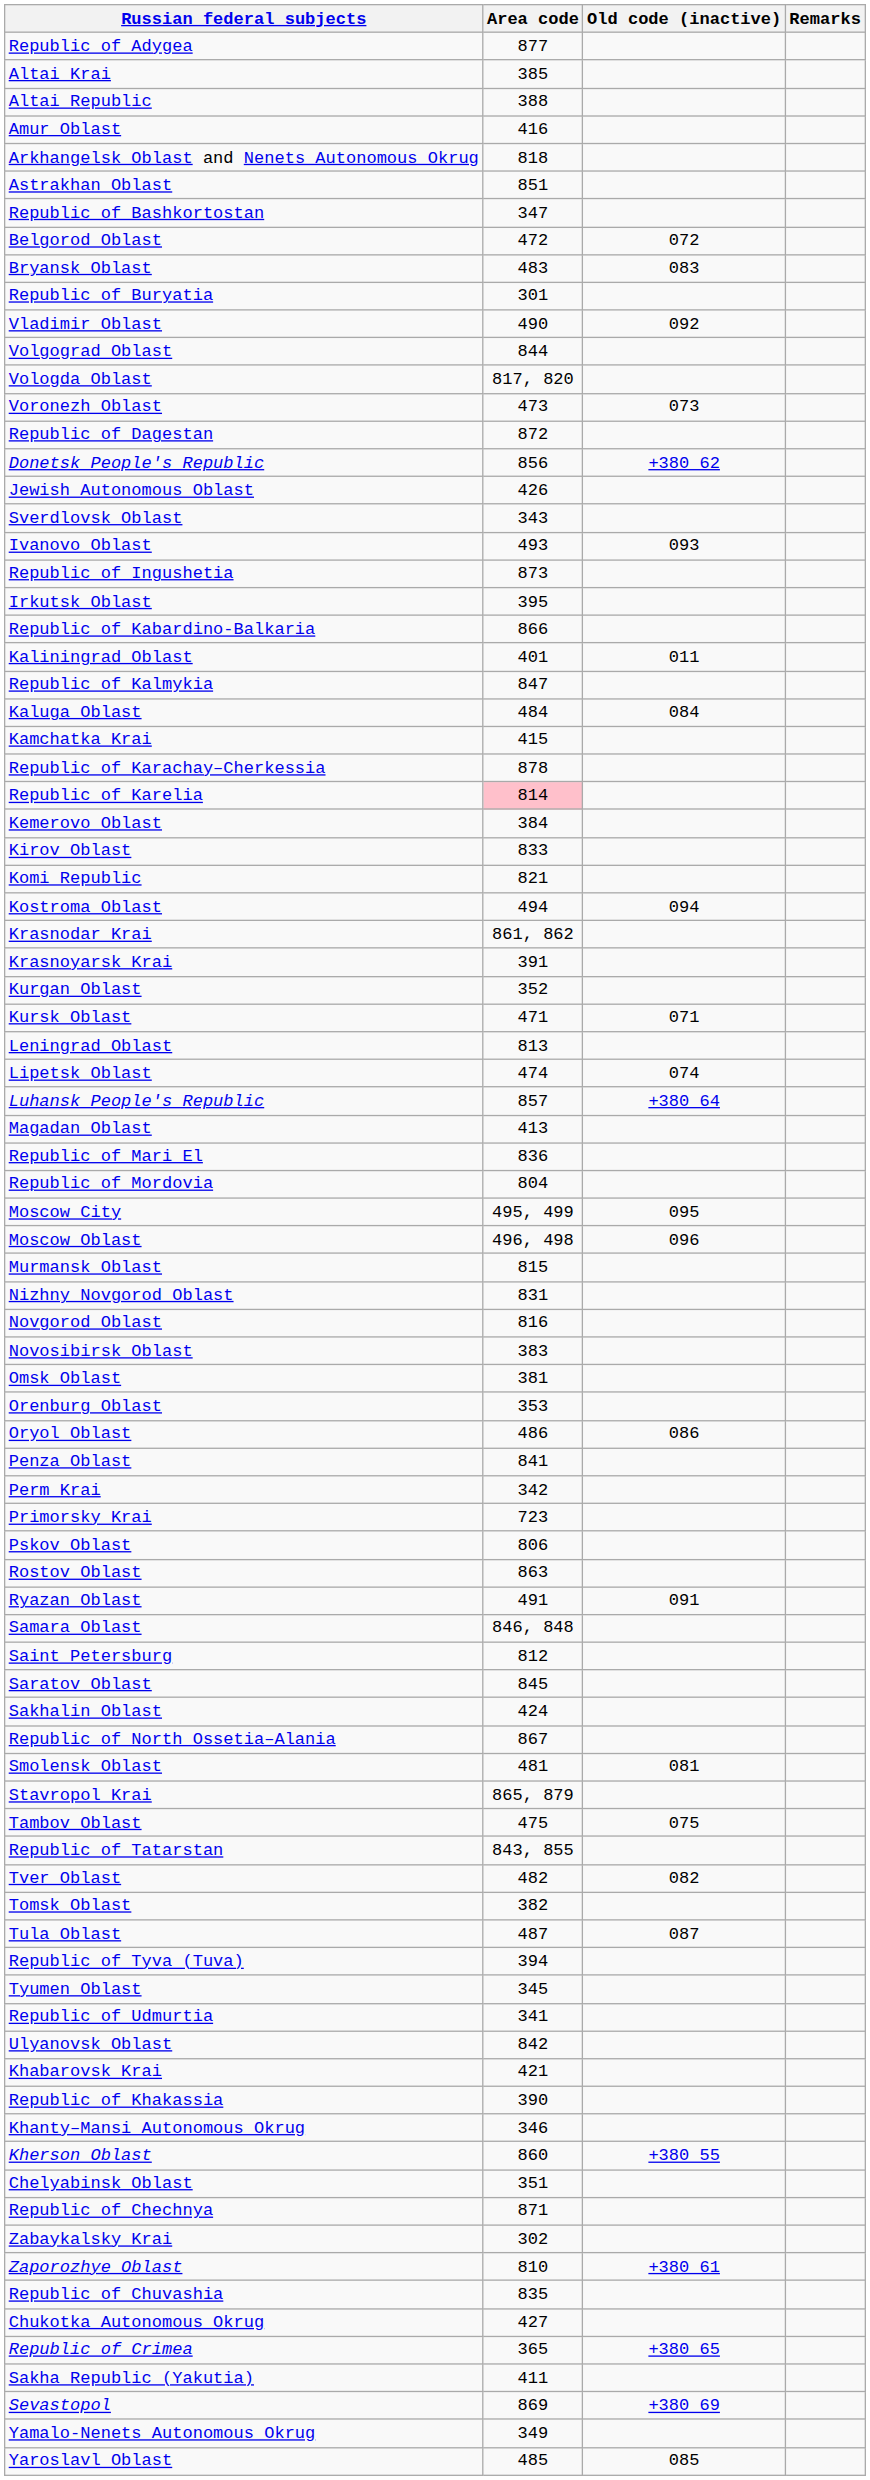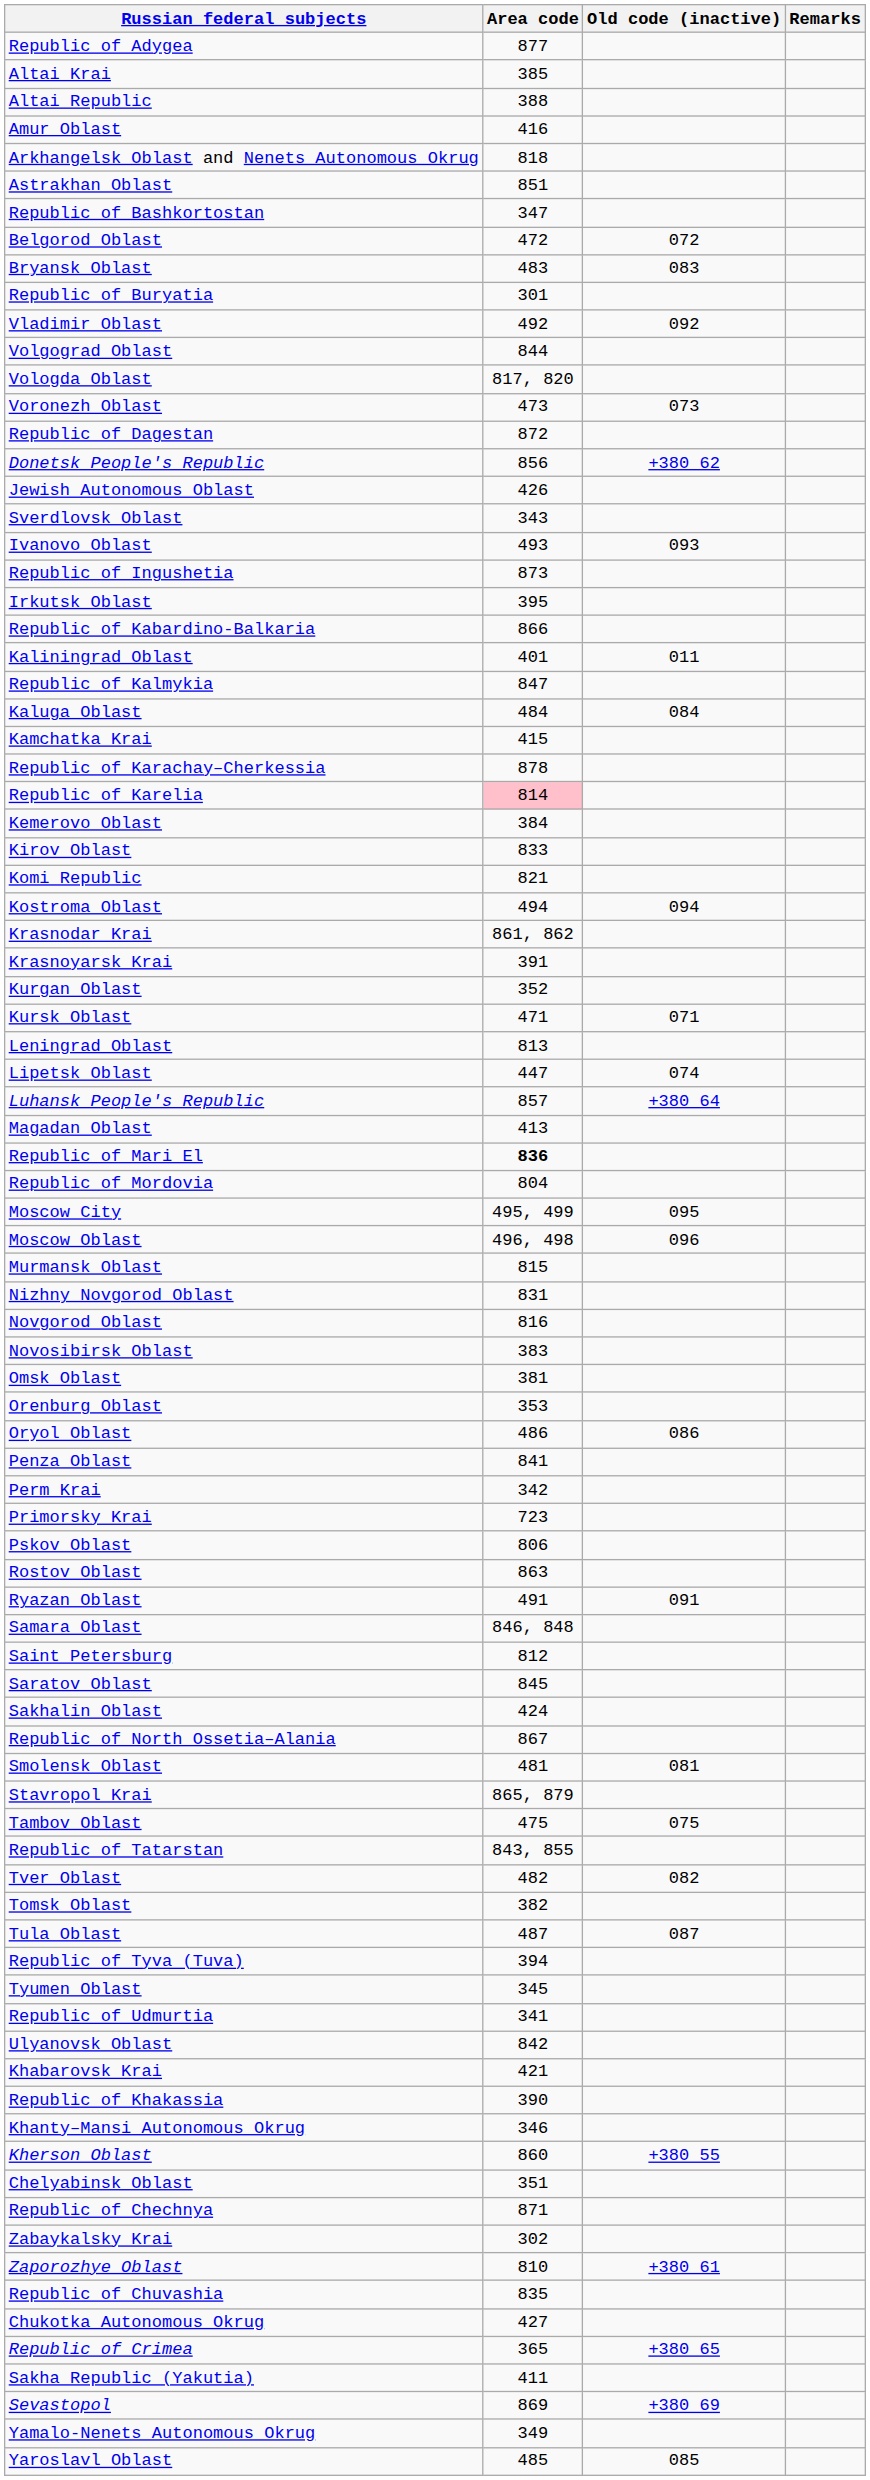(533, 324) 490 -> (533, 324) 492
(533, 1073) 474 -> (533, 1073) 447
(533, 1157) normal -> (533, 1157) bold
